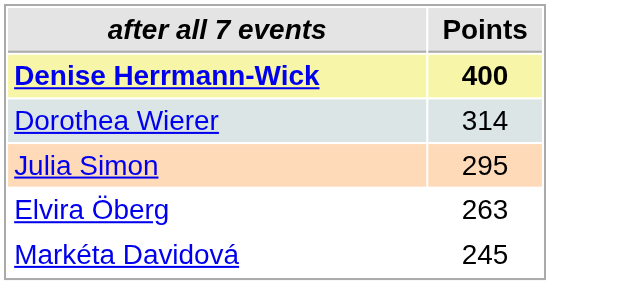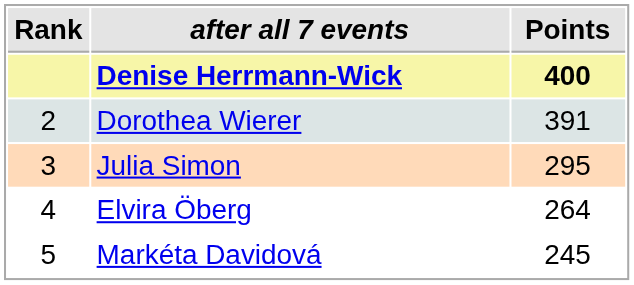+ column: (48, 29)
(485, 121) 314 -> (568, 121) 391
(485, 210) 263 -> (568, 210) 264
